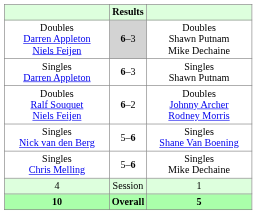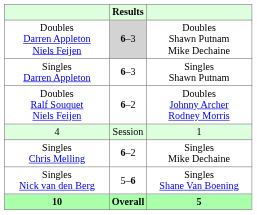rows swapped: (57, 137) <-> (57, 186)
(128, 164) 5–6 -> (128, 153) 6–2
